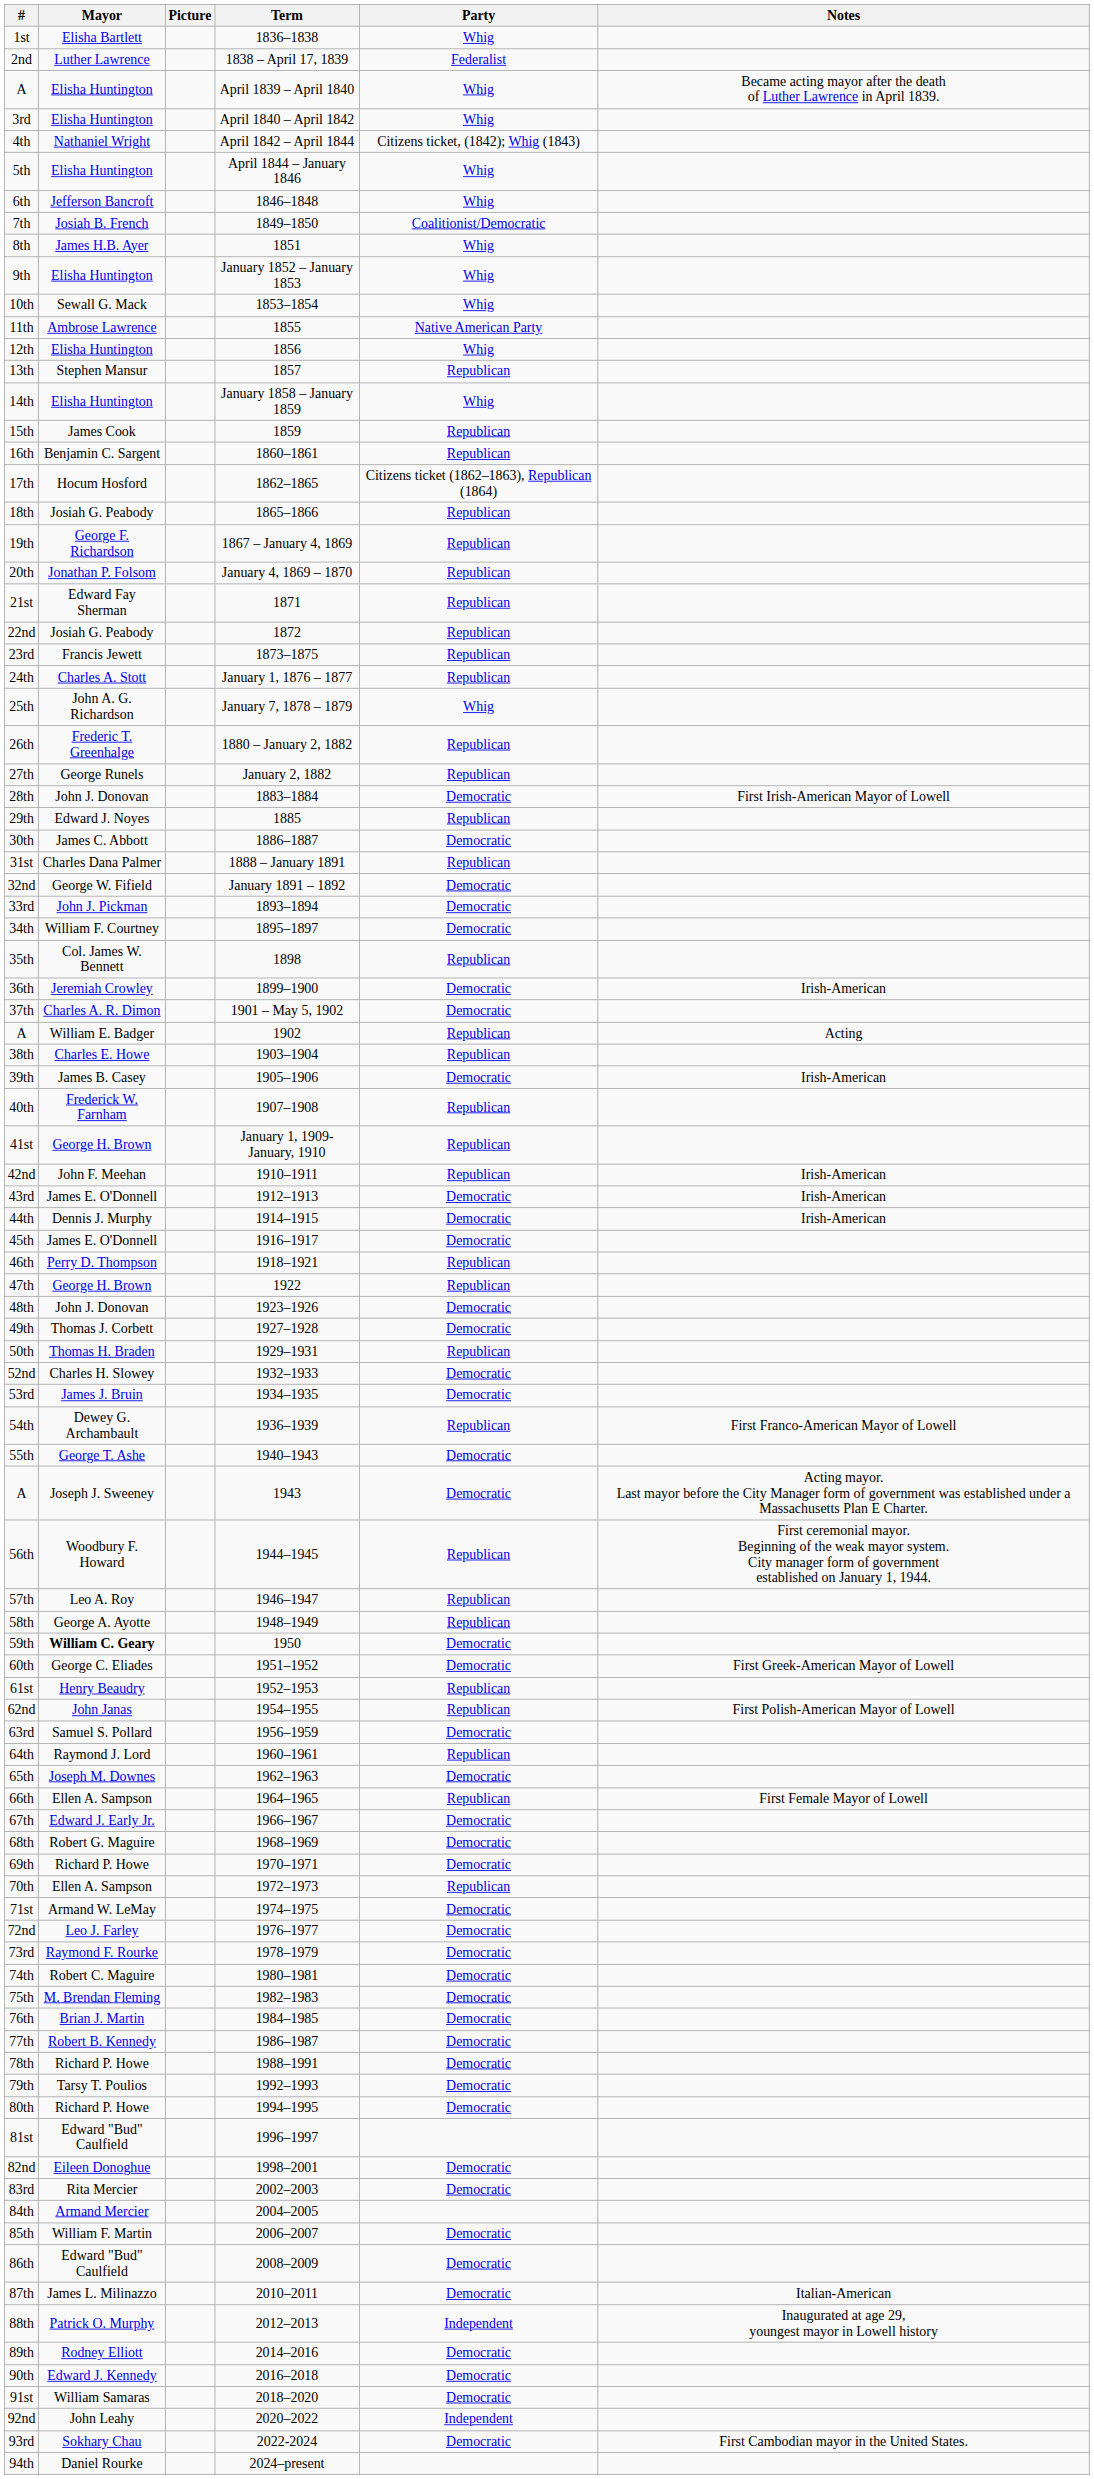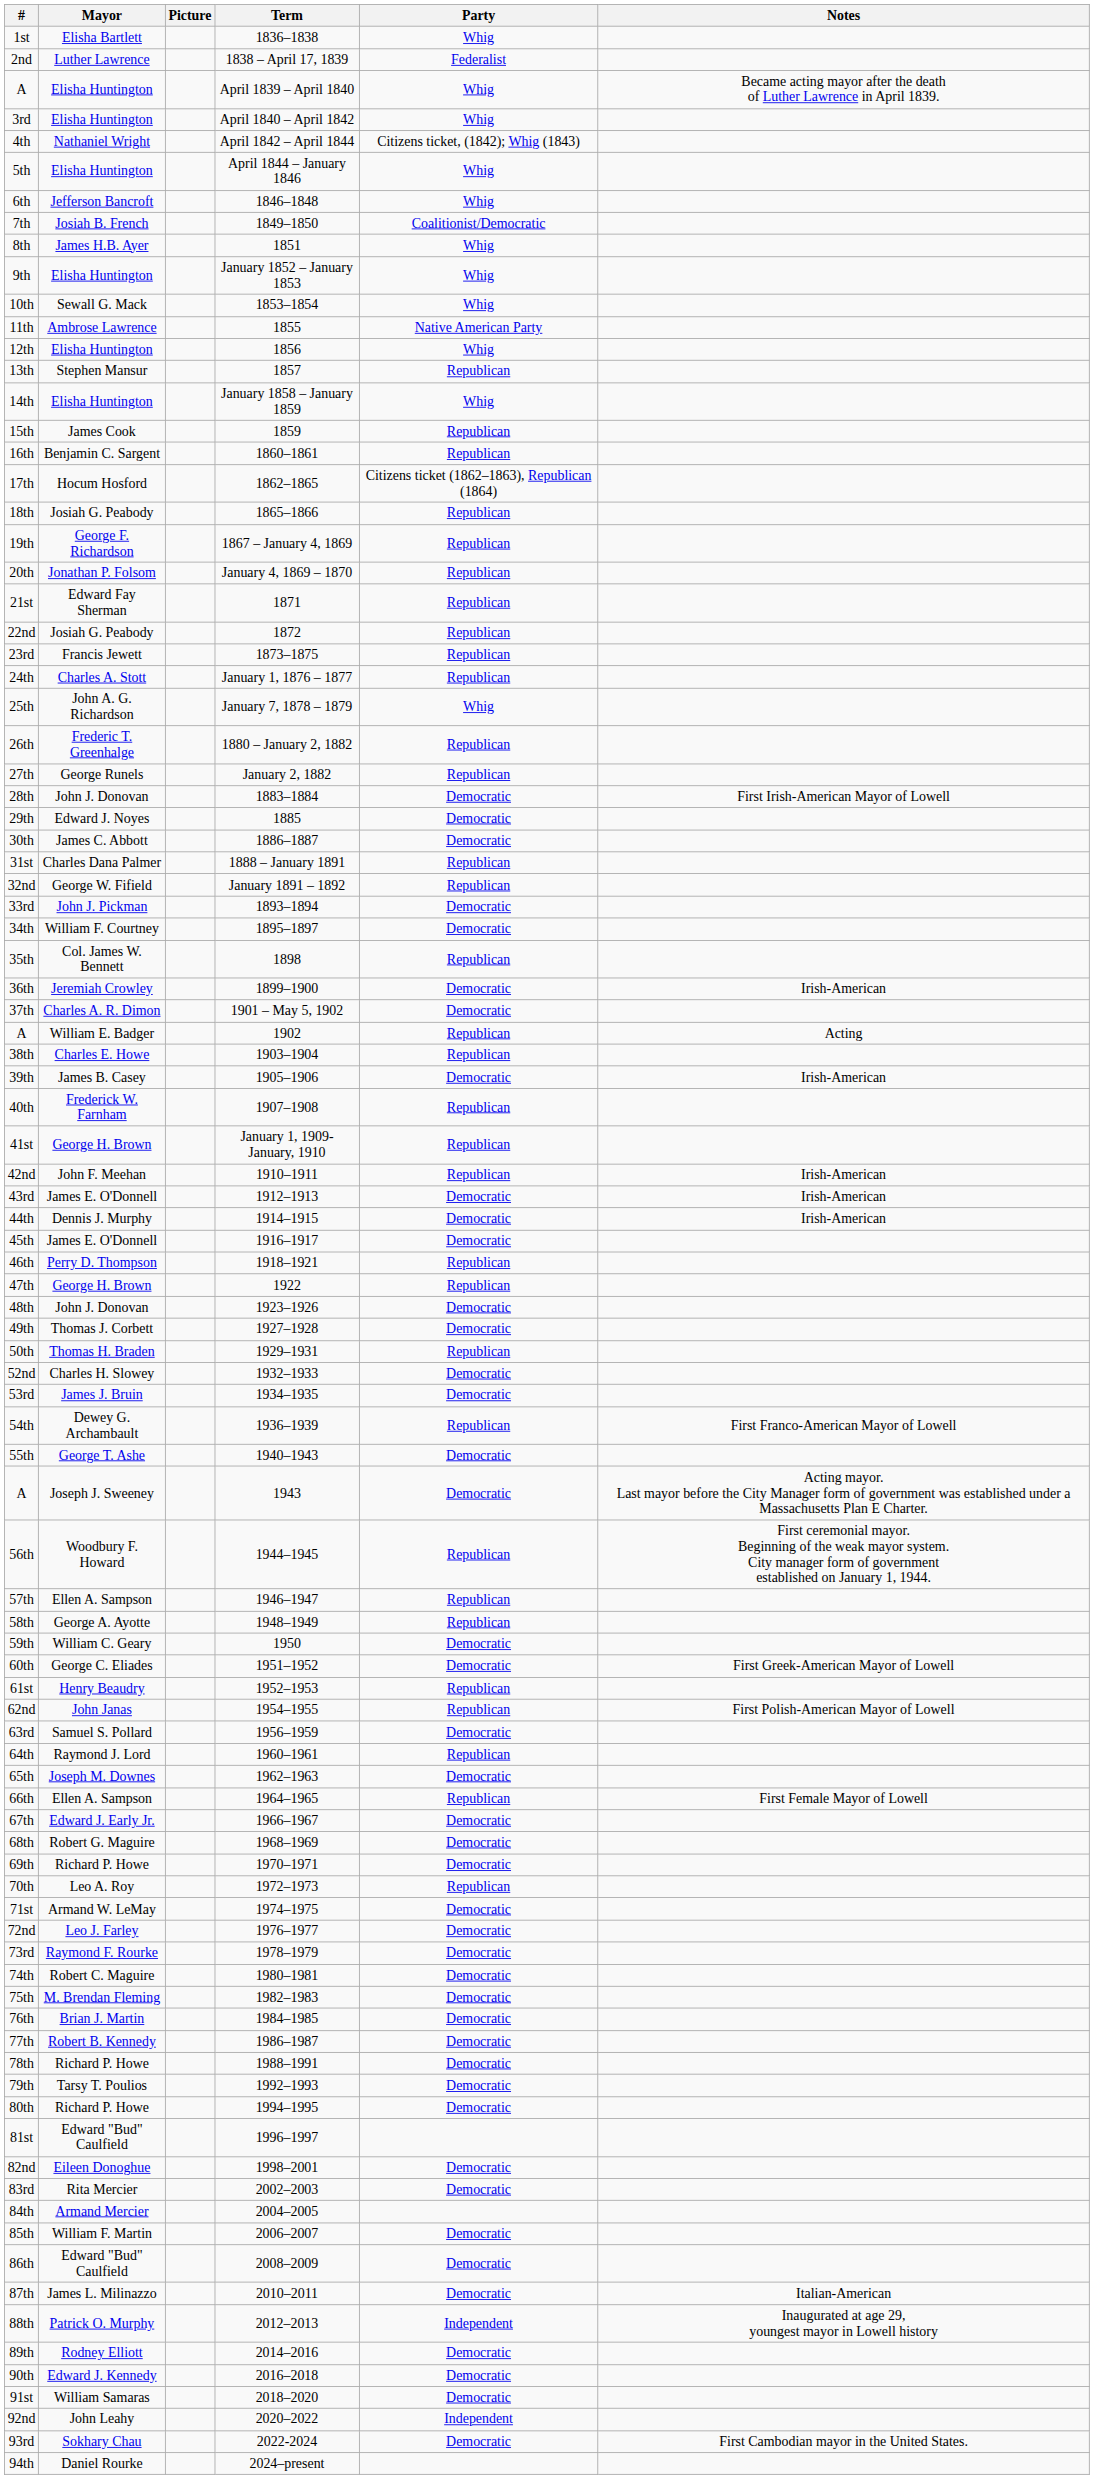(479, 818) Republican -> (479, 818) Democratic
(479, 884) Democratic -> (479, 884) Republican
(102, 1599) Leo A. Roy -> (102, 1599) Ellen A. Sampson
(102, 1644) bold -> (102, 1644) normal
(102, 1886) Ellen A. Sampson -> (102, 1886) Leo A. Roy
